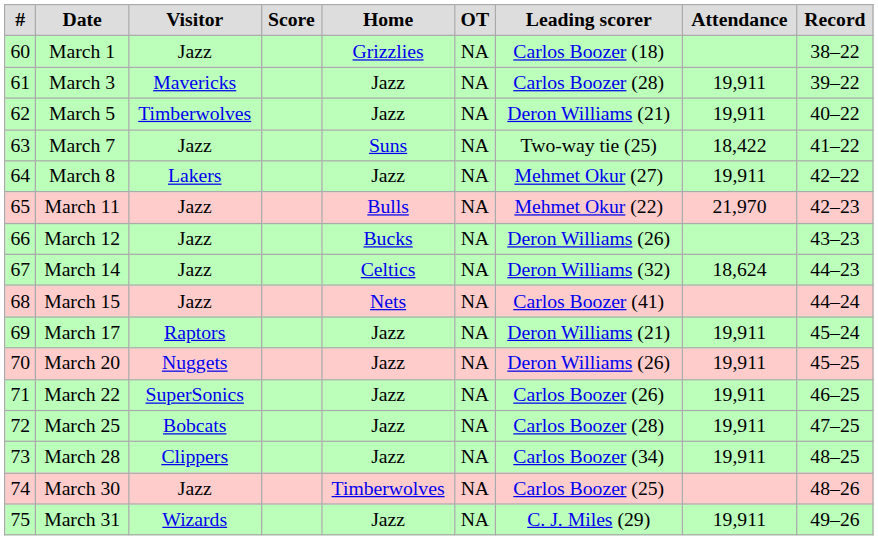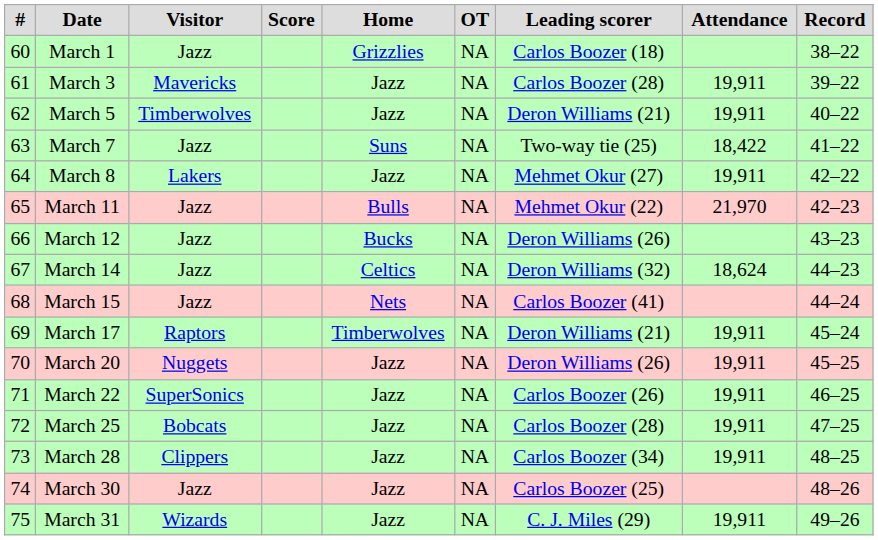(388, 332) Jazz -> (388, 332) Timberwolves
(388, 488) Timberwolves -> (388, 488) Jazz
